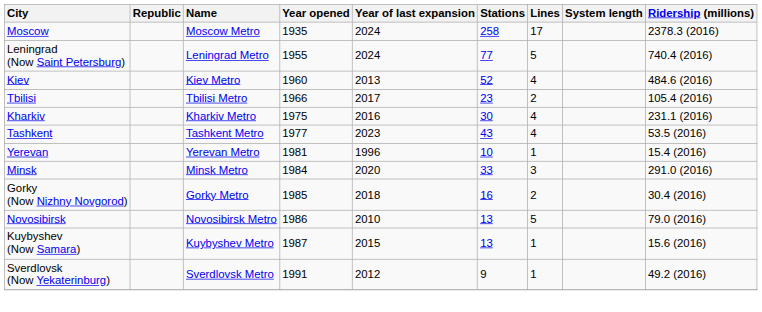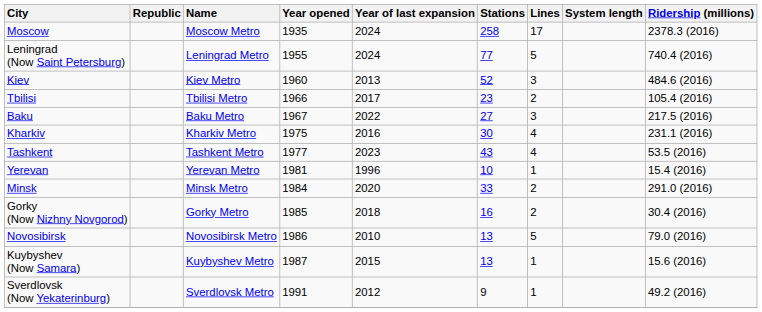(533, 80) 4 -> (533, 80) 3
+ row: (20, 116)
(533, 170) 3 -> (533, 188) 2
